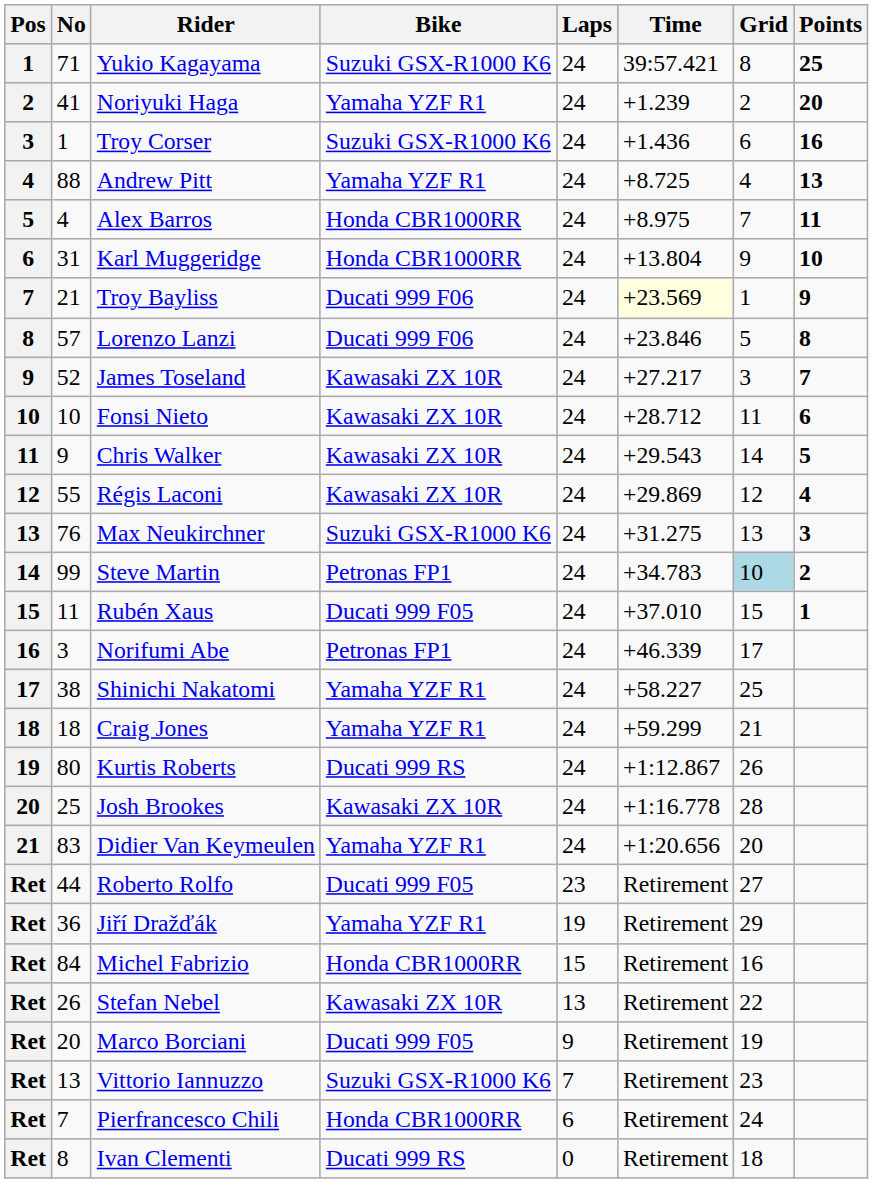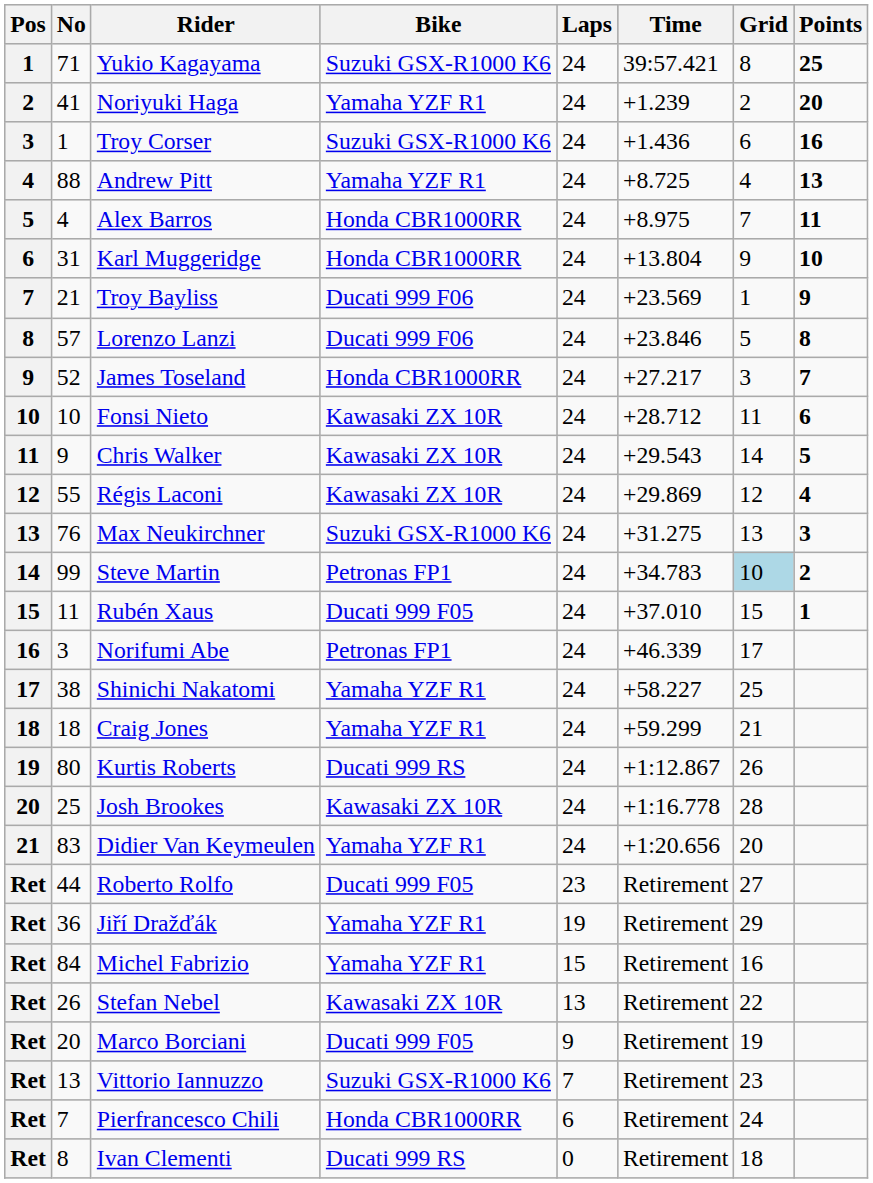(662, 297) lightyellow background -> (662, 297) no background
(414, 376) Kawasaki ZX 10R -> (424, 376) Honda CBR1000RR
(424, 962) Honda CBR1000RR -> (406, 962) Yamaha YZF R1
